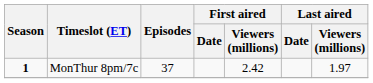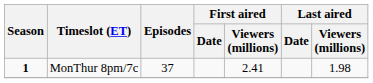(253, 68) 2.42 -> (253, 68) 2.41
(340, 68) 1.97 -> (340, 68) 1.98
